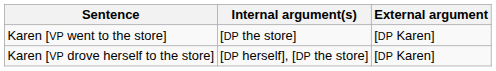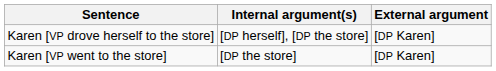rows swapped: (87, 35) <-> (111, 55)
